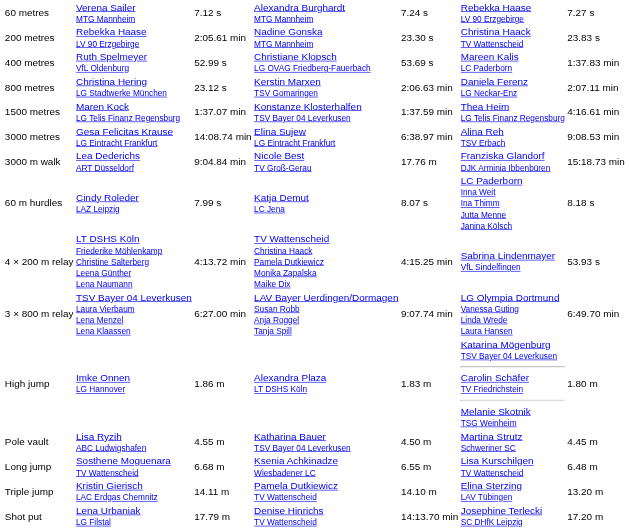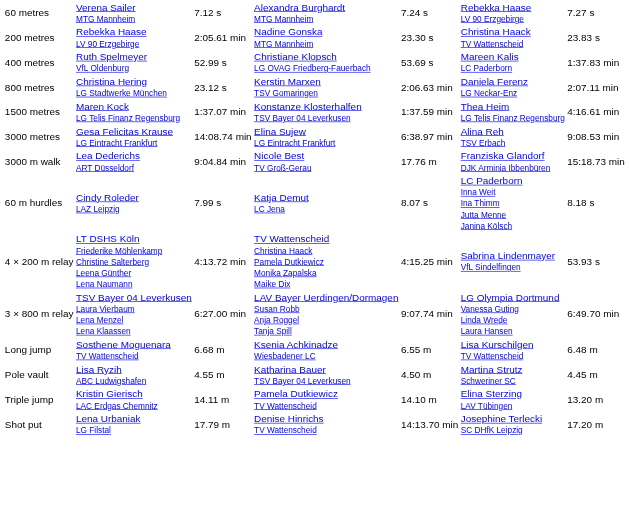- row: (27, 383)
rows swapped: (27, 442) <-> (28, 467)
